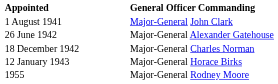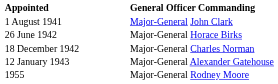(202, 35) Major-General Alexander Gatehouse -> (186, 35) Major-General Horace Birks
(186, 62) Major-General Horace Birks -> (202, 62) Major-General Alexander Gatehouse
